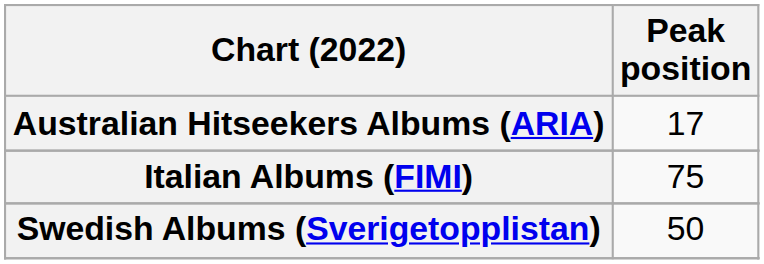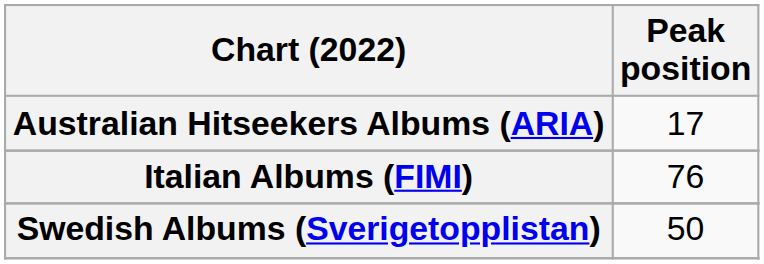(686, 176) 75 -> (686, 176) 76
